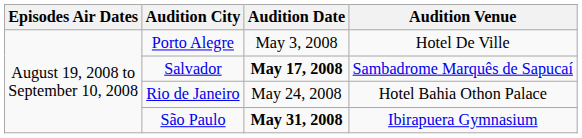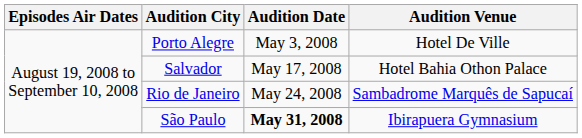(296, 68) bold -> (296, 68) normal
(463, 68) Sambadrome Marquês de Sapucaí -> (463, 68) Hotel Bahia Othon Palace
(463, 94) Hotel Bahia Othon Palace -> (463, 94) Sambadrome Marquês de Sapucaí
